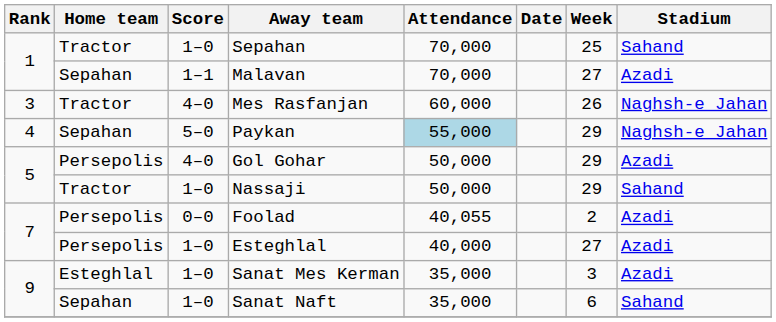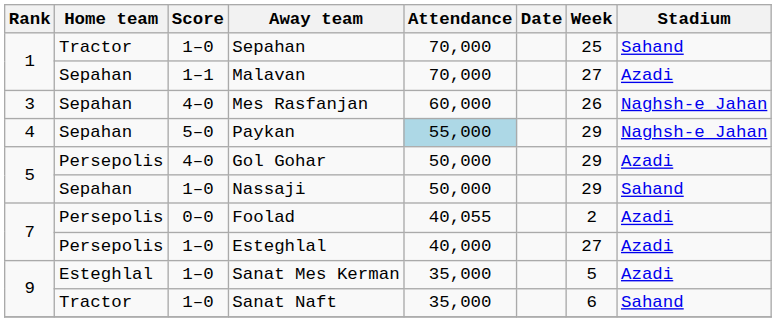(96, 104) Tractor -> (96, 104) Sepahan
(96, 189) Tractor -> (96, 189) Sepahan
(592, 274) 3 -> (592, 274) 5
(96, 303) Sepahan -> (96, 303) Tractor
